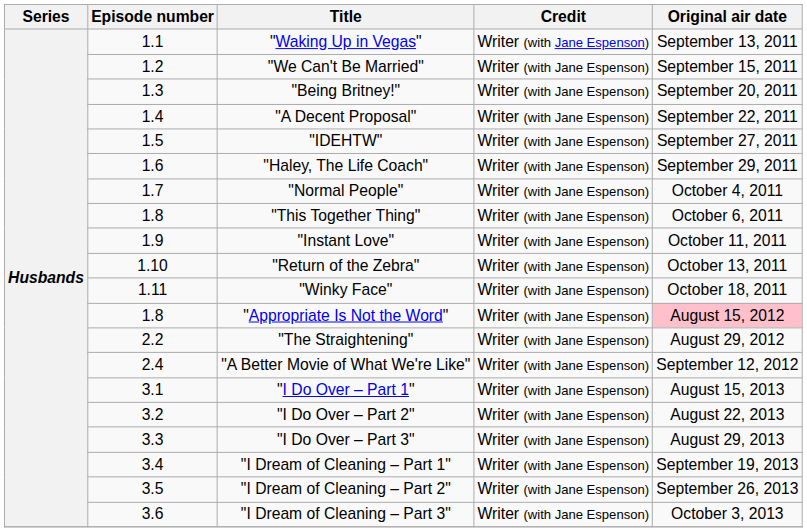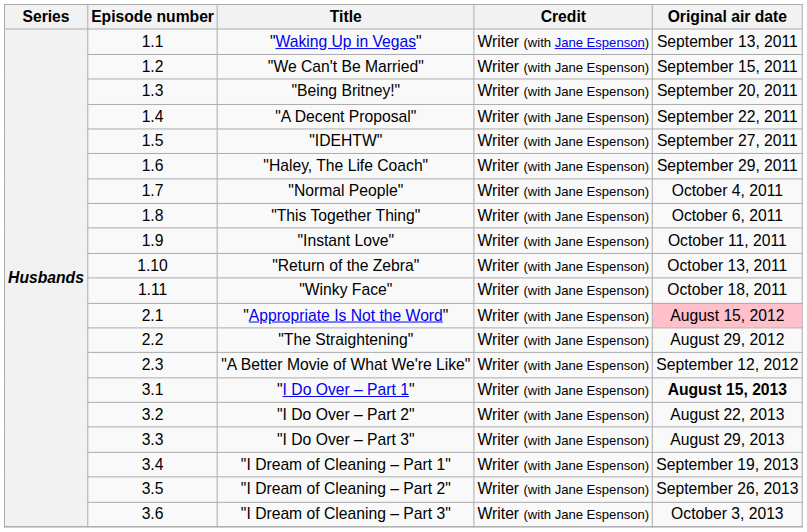(153, 315) 1.8 -> (153, 315) 2.1
(153, 365) 2.4 -> (153, 365) 2.3
(727, 389) normal -> (727, 389) bold
